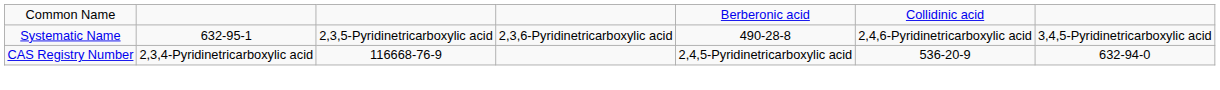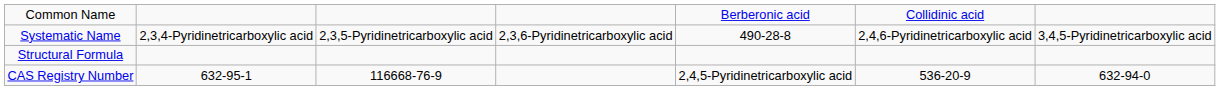(226, 35) 632-95-1 -> (226, 35) 2,3,4-Pyridinetricarboxylic acid
+ row: (70, 55)
(226, 55) 2,3,4-Pyridinetricarboxylic acid -> (226, 76) 632-95-1
